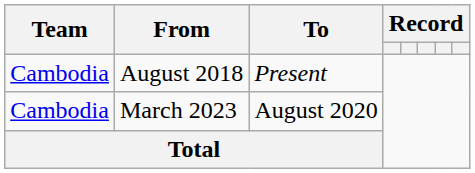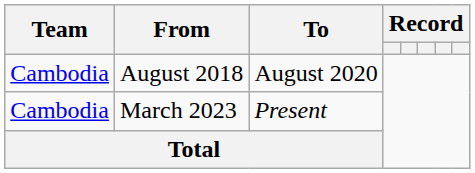(291, 72) Present -> (316, 72) August 2020
(316, 110) August 2020 -> (291, 110) Present
